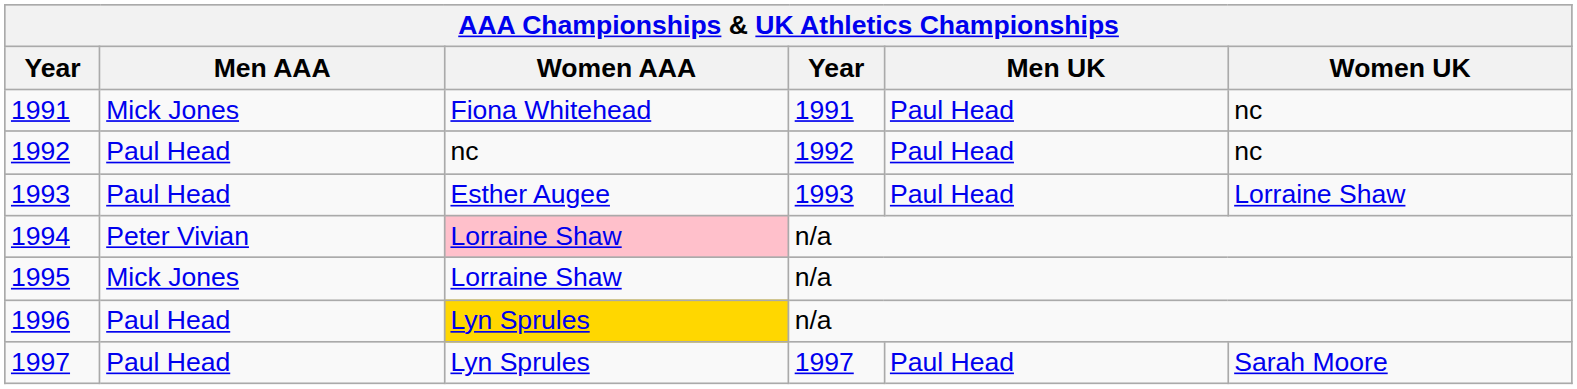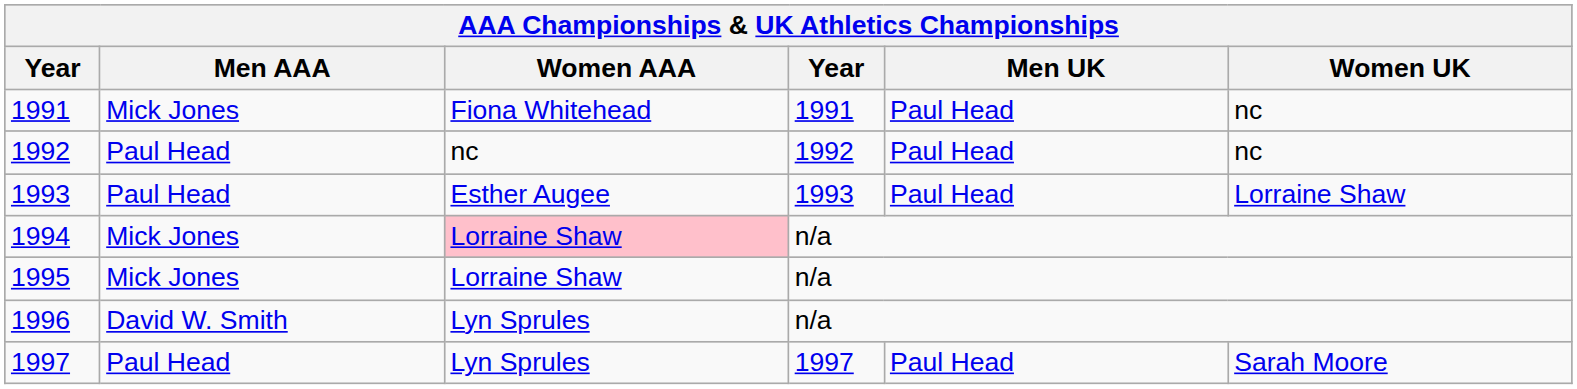(178, 236) Peter Vivian -> (173, 236) Mick Jones
(168, 320) Paul Head -> (197, 320) David W. Smith
(520, 320) gold background -> (520, 320) no background
